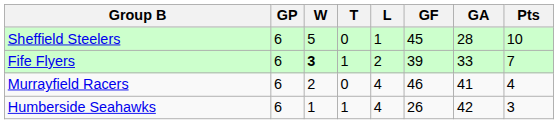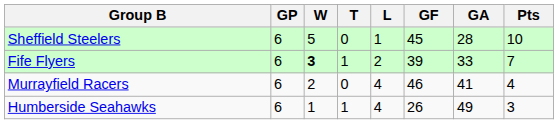(465, 107) 42 -> (465, 107) 49
